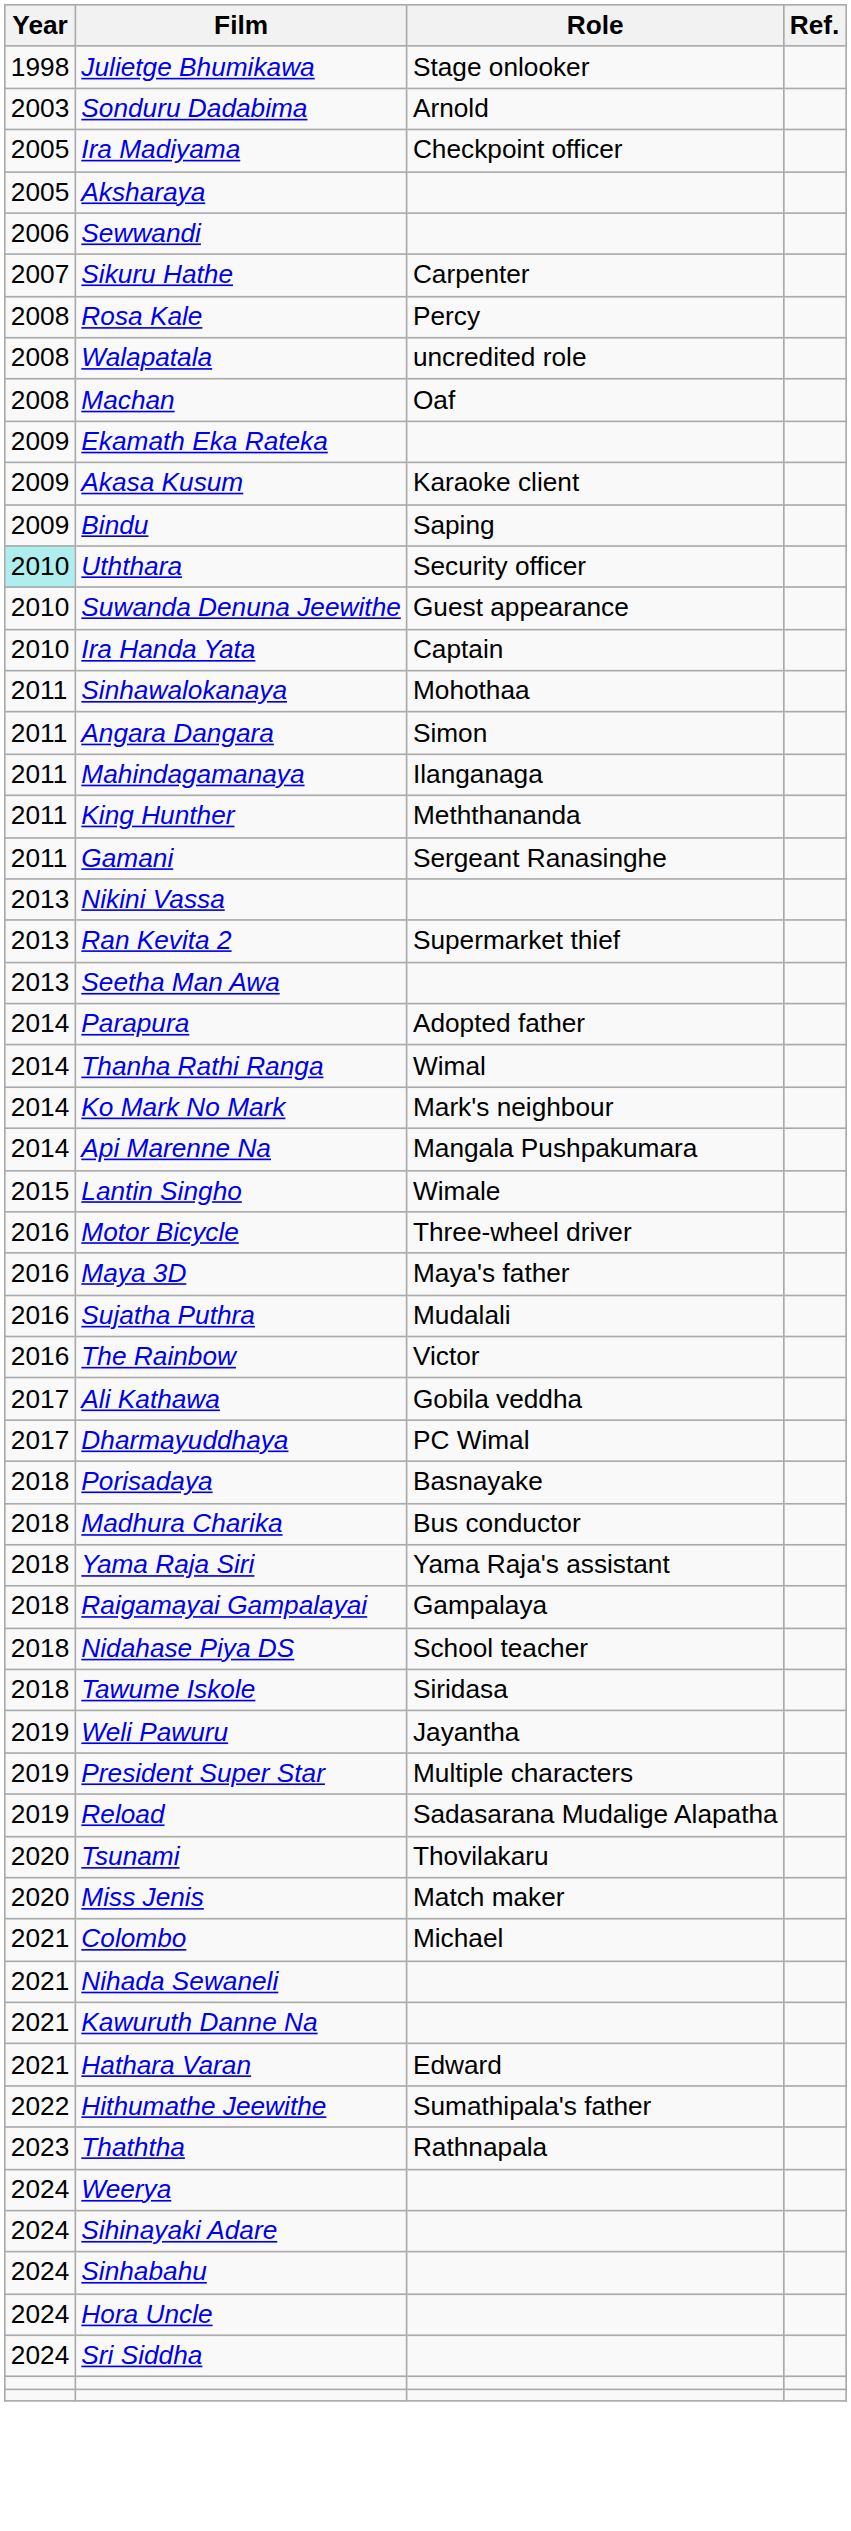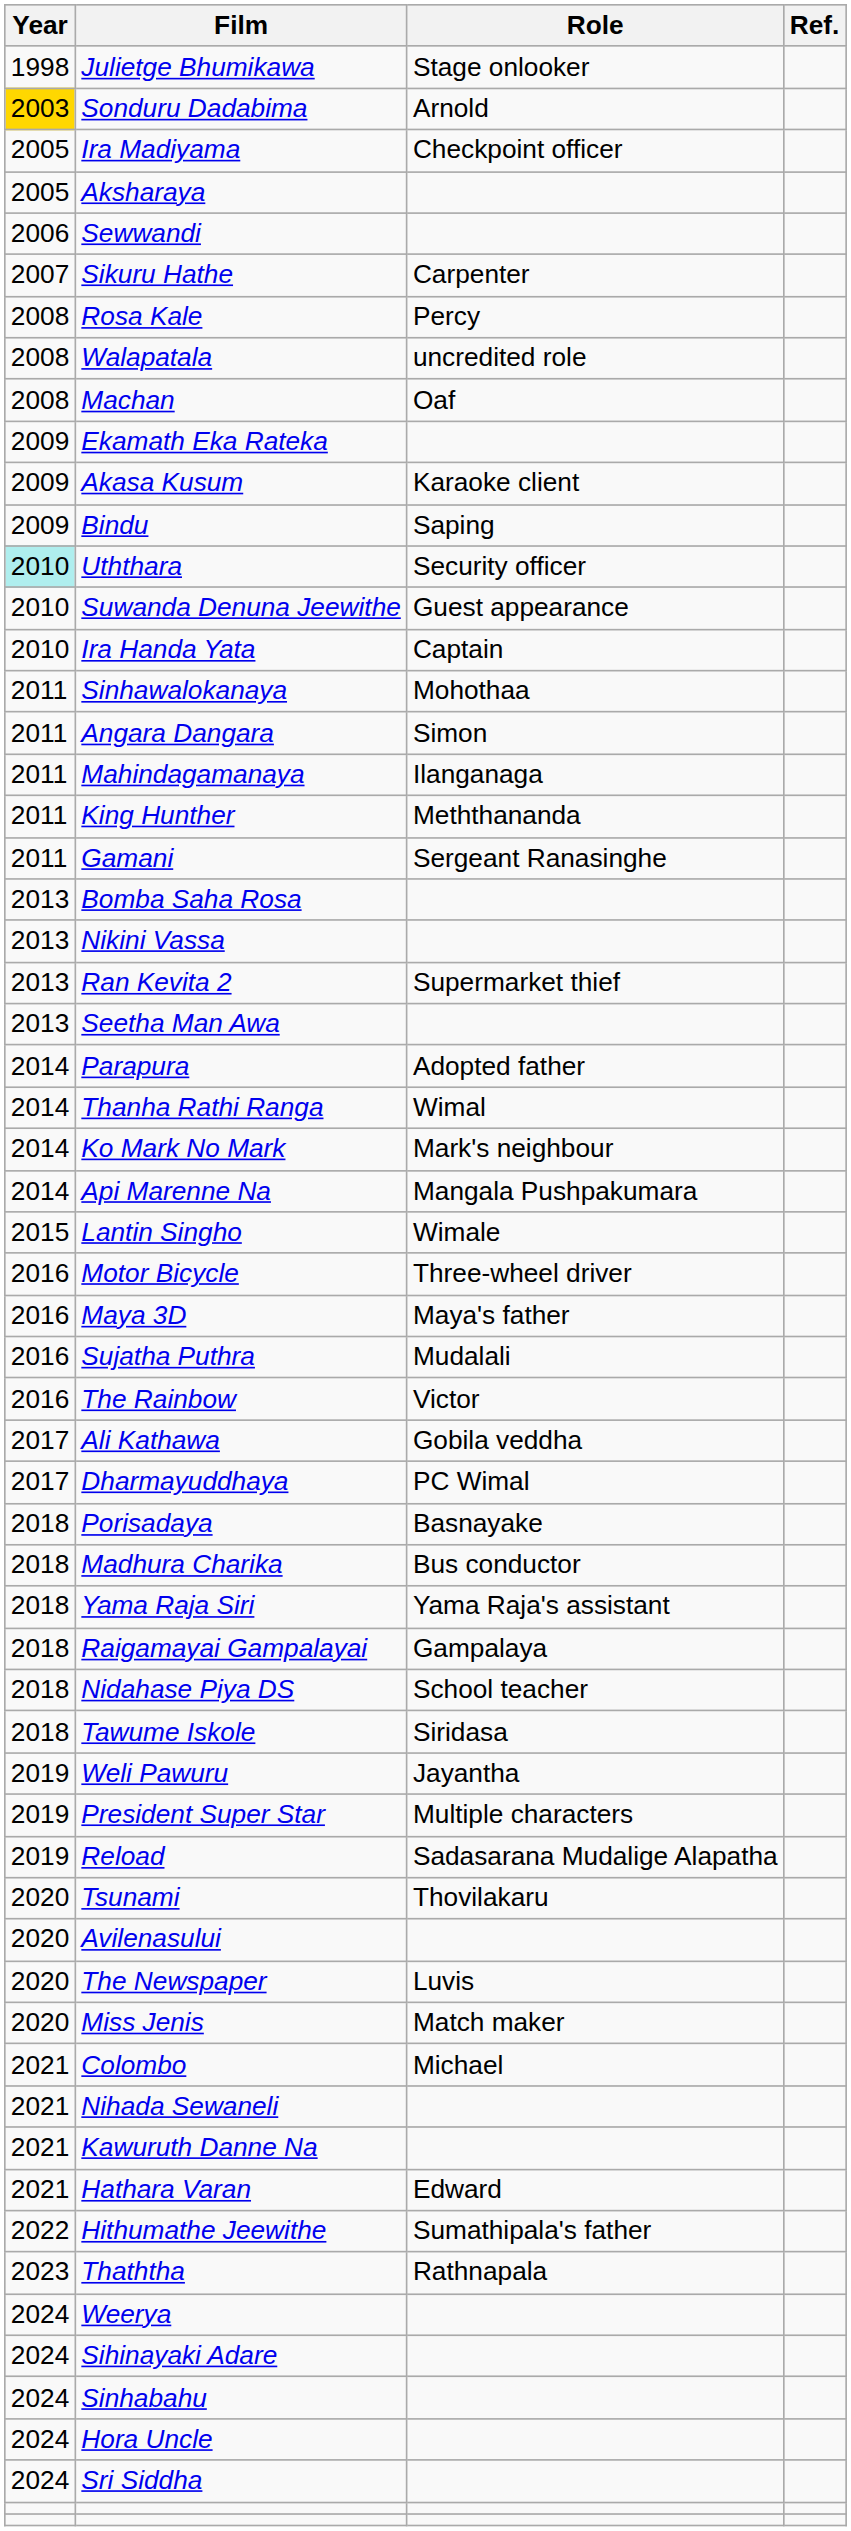(40, 108) no background -> (40, 108) gold background
+ row: (191, 899)
+ row: (151, 1939)
+ row: (174, 1981)
